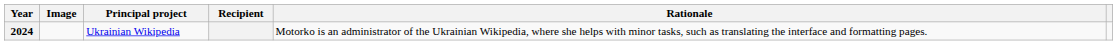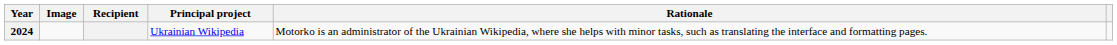columns swapped: (241, 13) <-> (146, 13)
